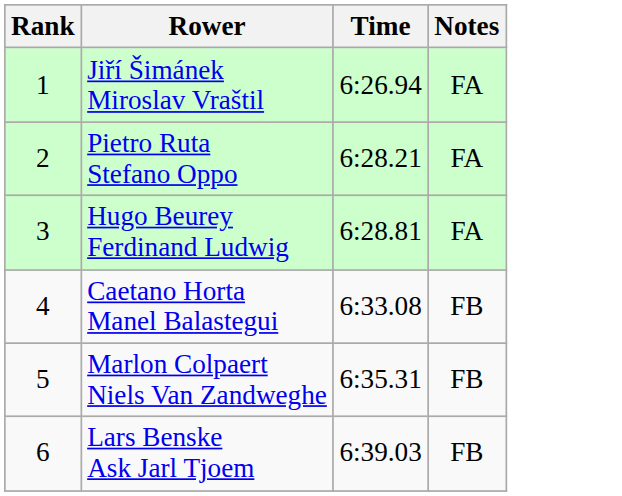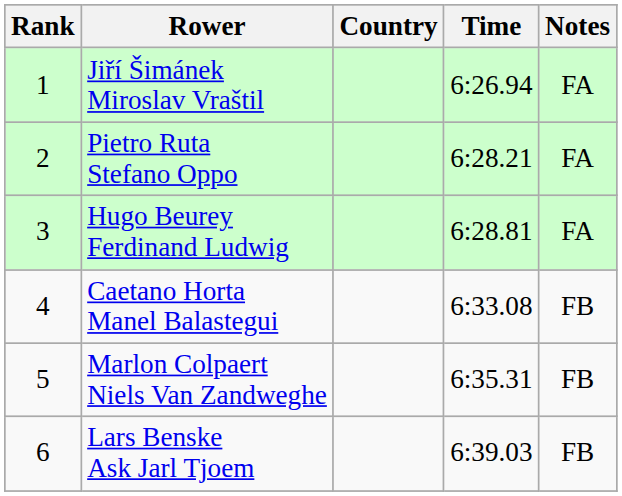+ column: (389, 26)
